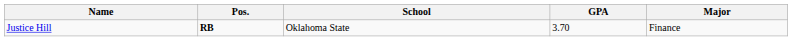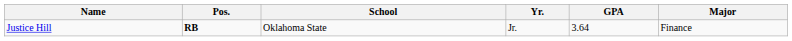+ column: (537, 12)
(561, 28) 3.70 -> (580, 28) 3.64
